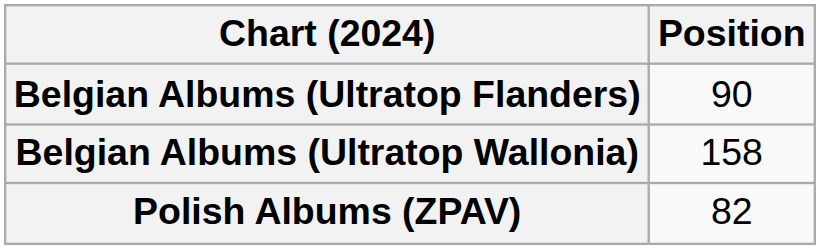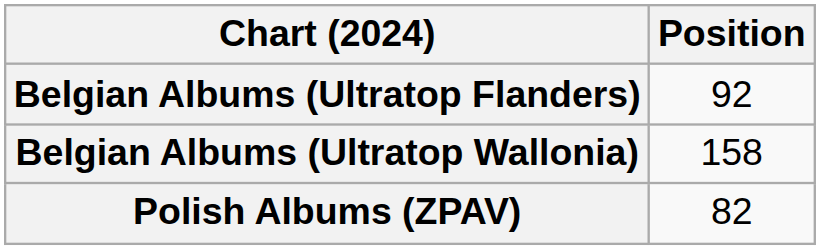(732, 93) 90 -> (732, 93) 92
